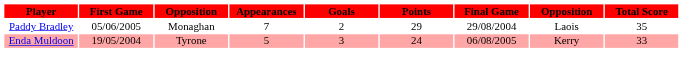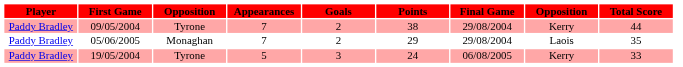+ row: (115, 26)
(41, 41) Enda Muldoon -> (41, 56) Paddy Bradley
